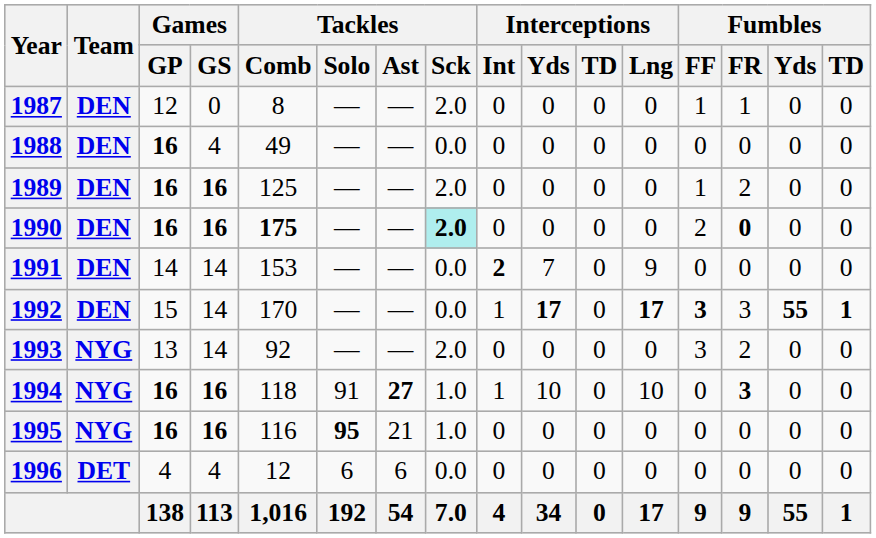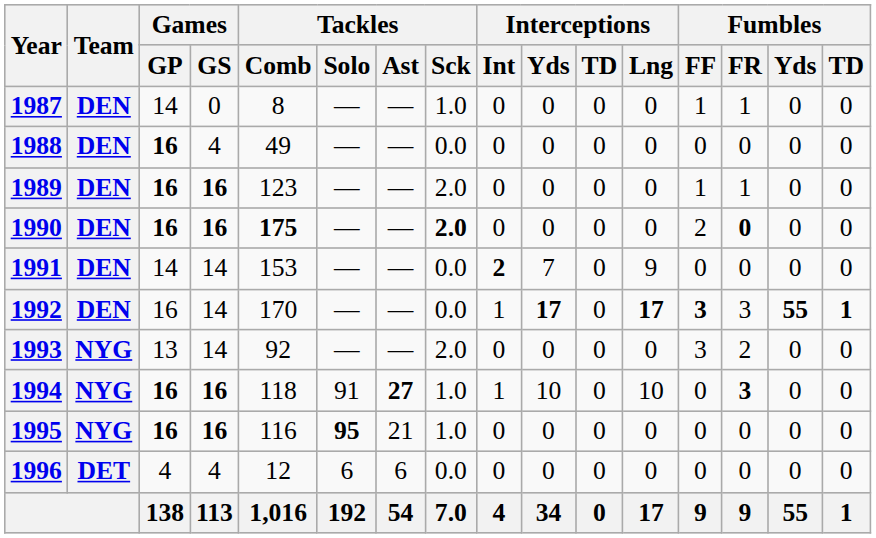(165, 106) 12 -> (165, 106) 14
(451, 106) 2.0 -> (451, 106) 1.0
(278, 187) 125 -> (278, 187) 123
(745, 187) 2 -> (745, 187) 1
(451, 227) paleturquoise background -> (451, 227) no background
(165, 308) 15 -> (165, 308) 16
